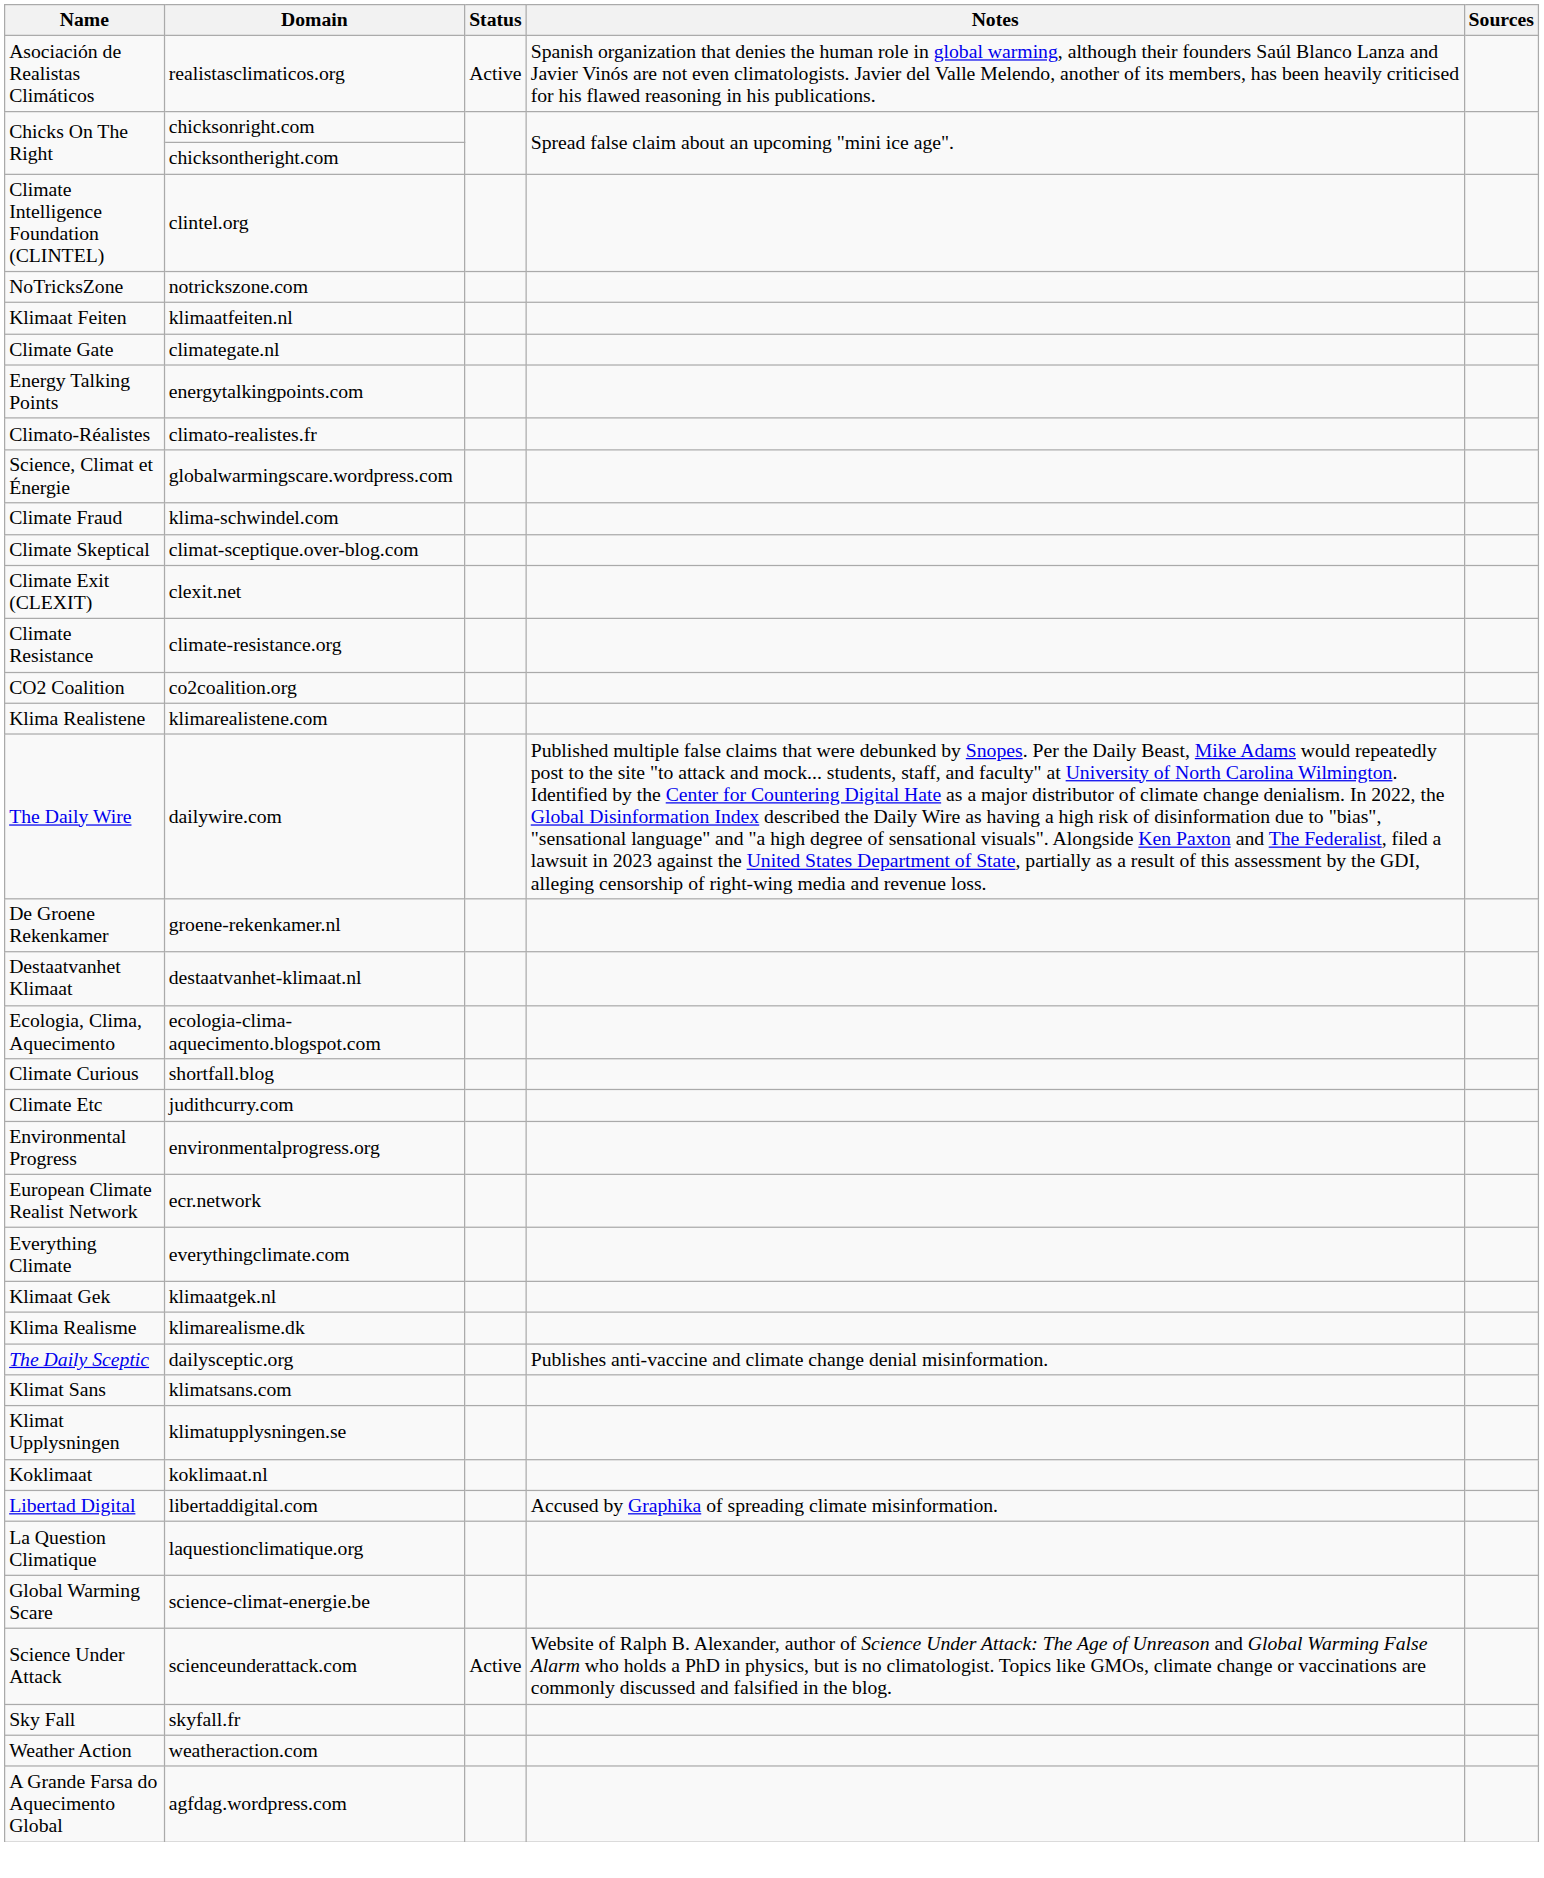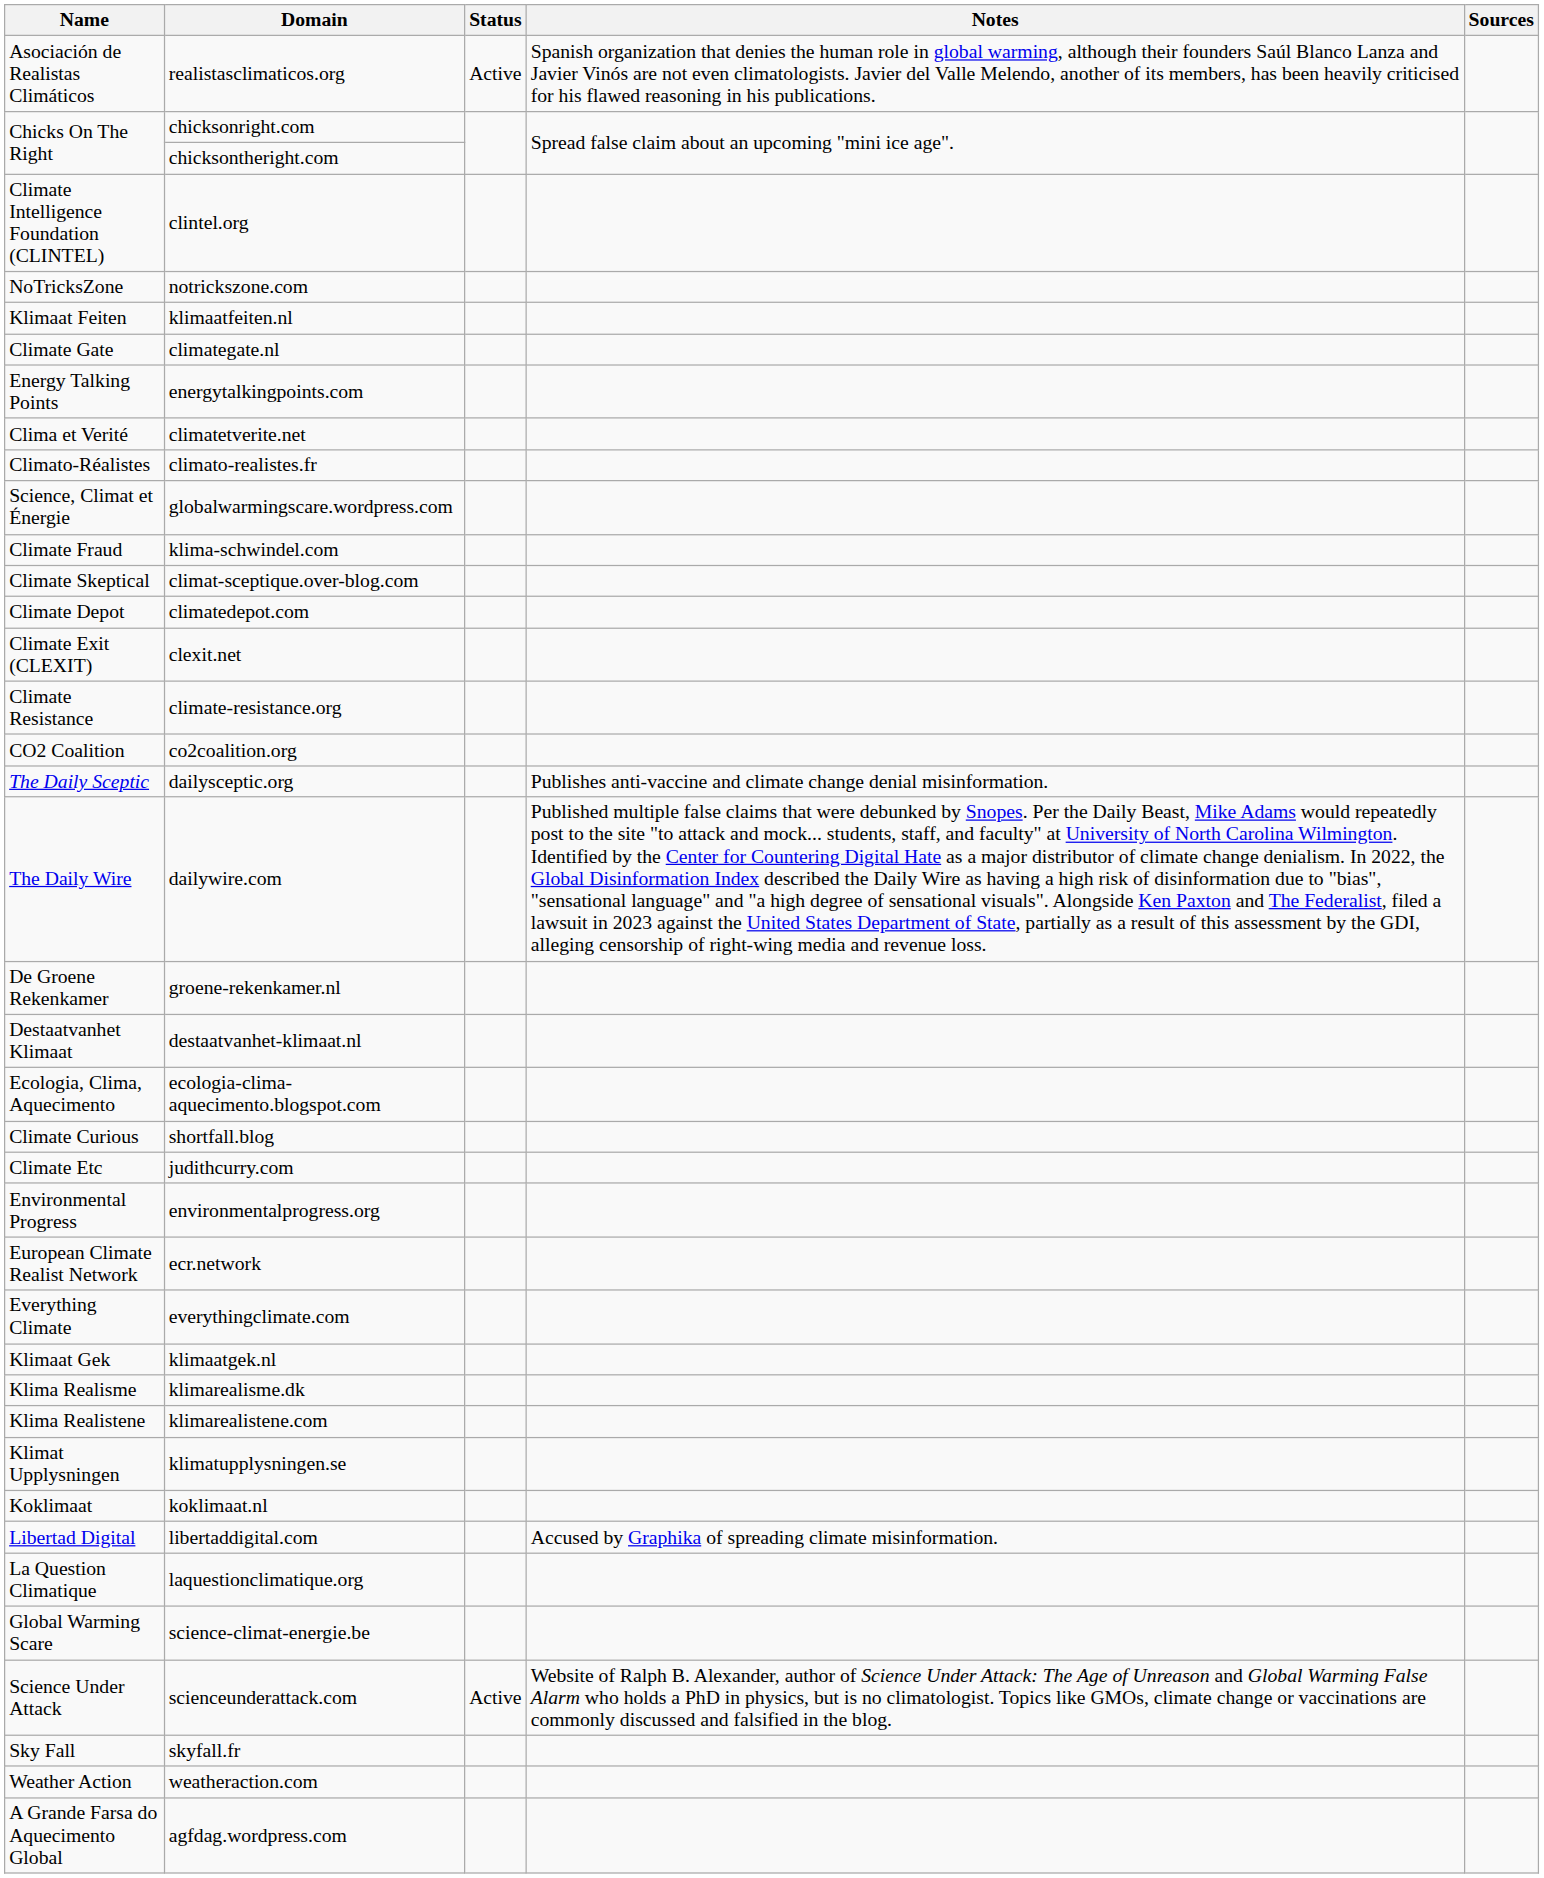+ row: (237, 433)
+ row: (239, 612)
rows swapped: (231, 1358) <-> (248, 718)
- row: (230, 1390)
